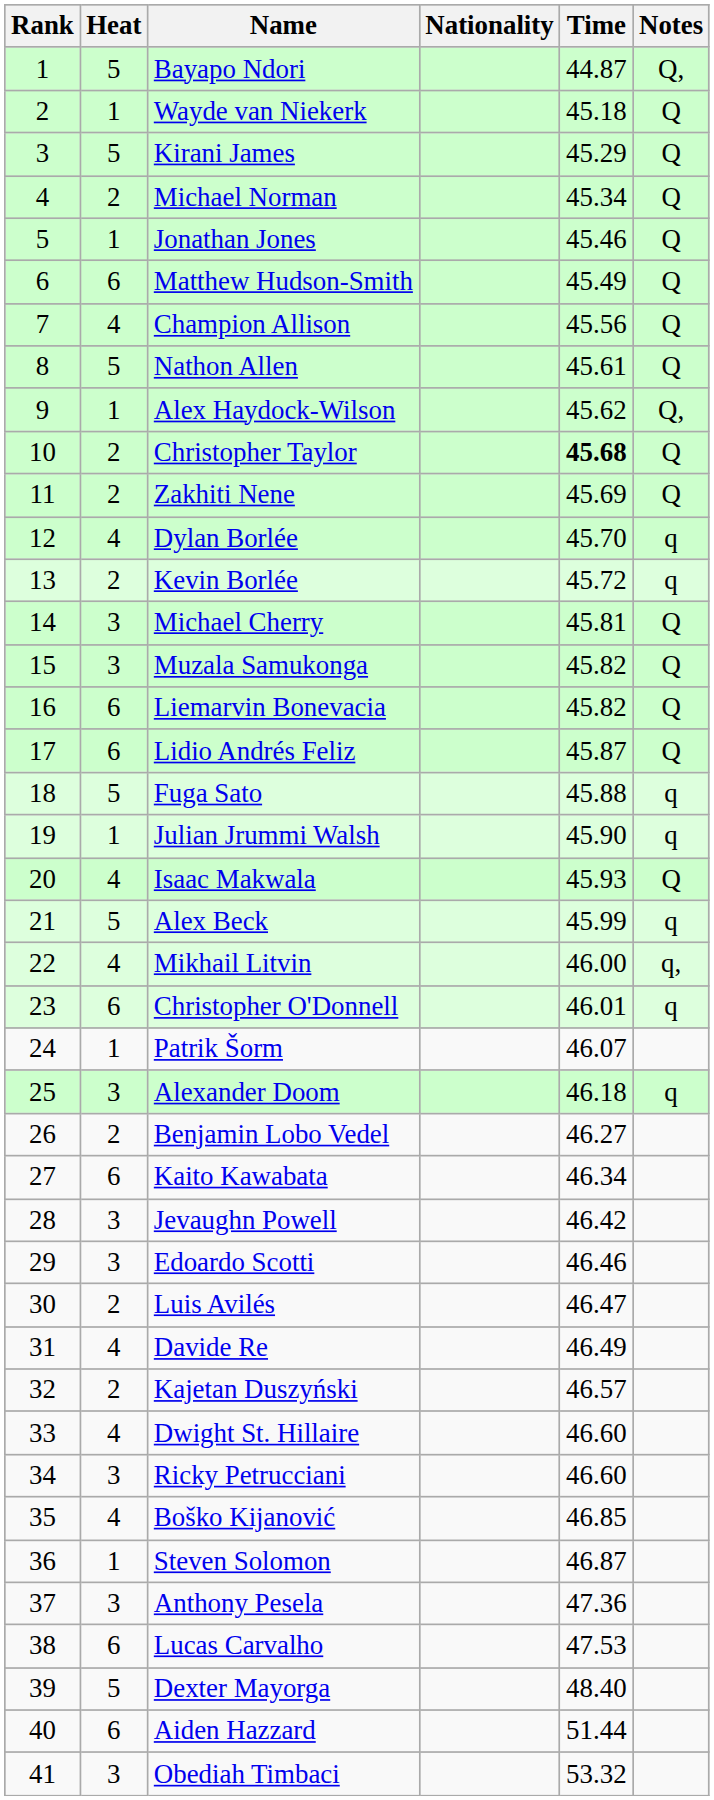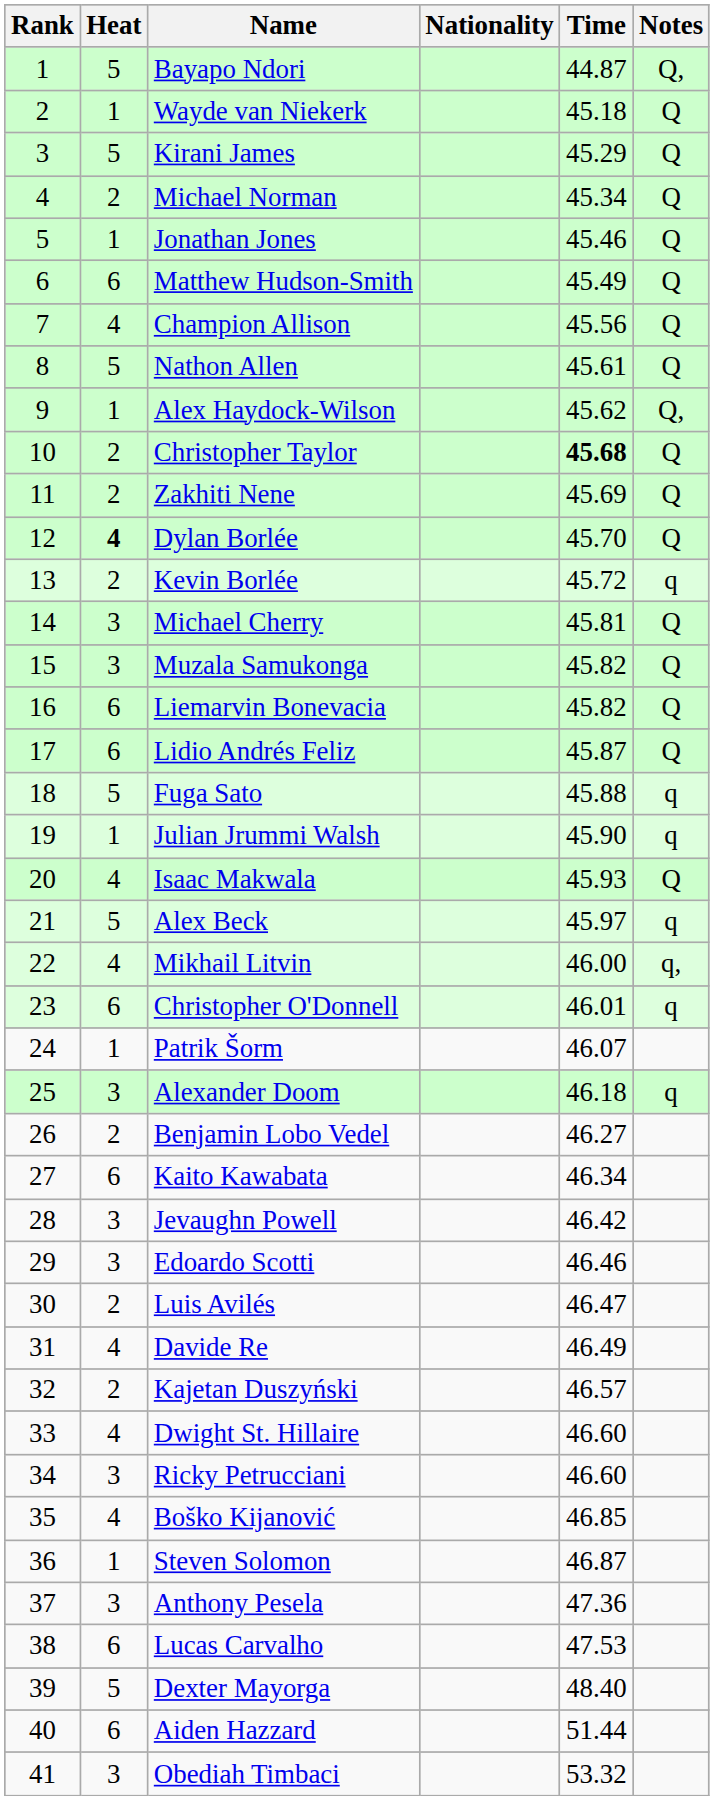(114, 537) normal -> (114, 537) bold
(671, 537) q -> (671, 537) Q
(596, 921) 45.99 -> (596, 921) 45.97
